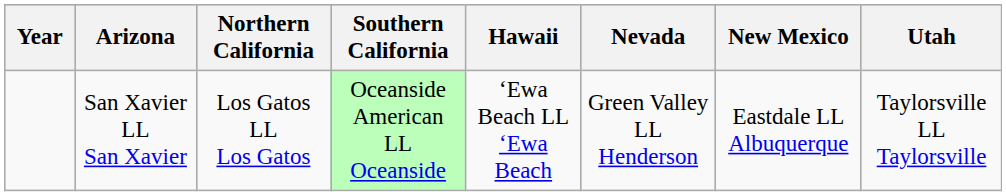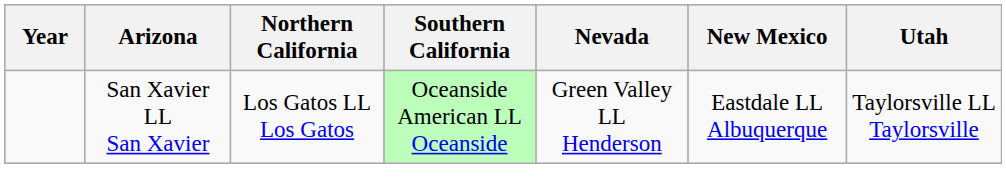- column: (523, 37)
